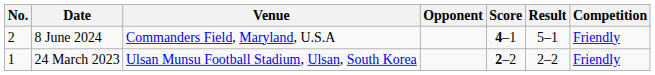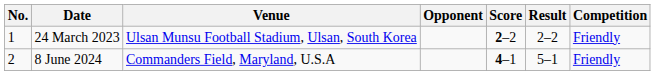rows swapped: (77, 59) <-> (68, 37)
